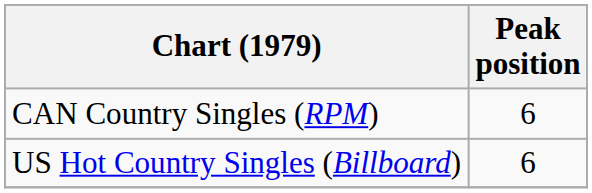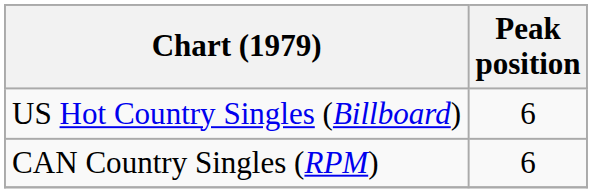rows swapped: (237, 162) <-> (195, 113)
